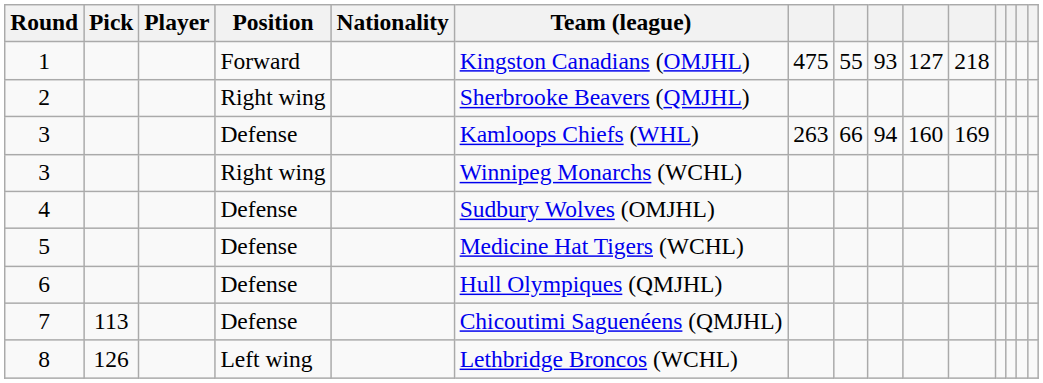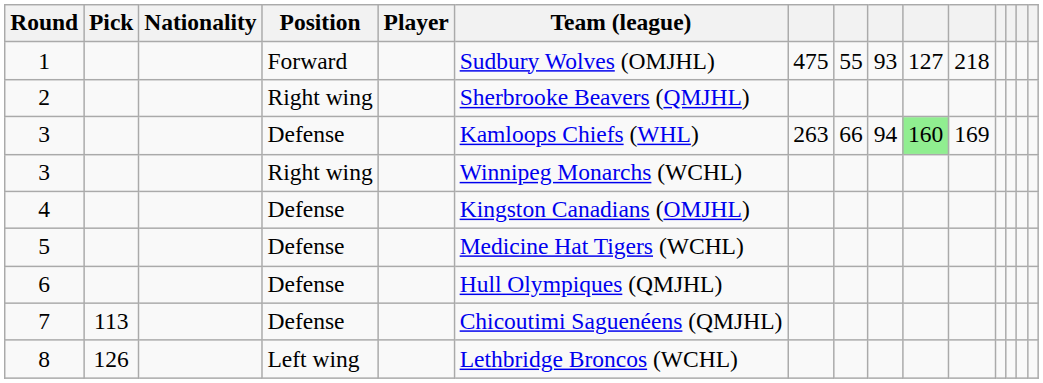columns swapped: (177, 23) <-> (393, 23)
(605, 60) Kingston Canadians (OMJHL) -> (587, 60) Sudbury Wolves (OMJHL)
(926, 135) no background -> (926, 135) lightgreen background
(587, 209) Sudbury Wolves (OMJHL) -> (605, 209) Kingston Canadians (OMJHL)
